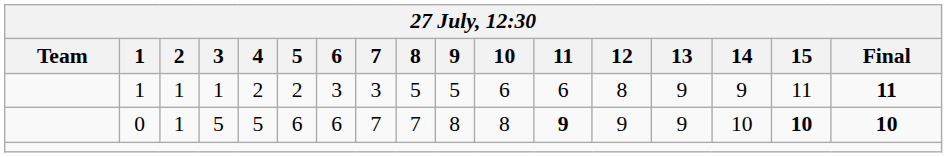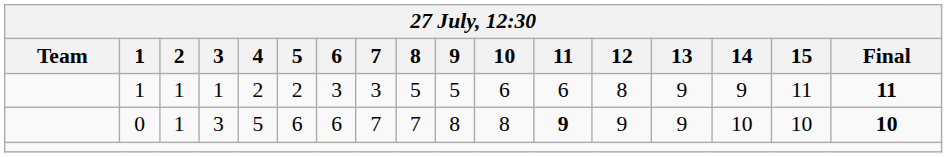(218, 124) 5 -> (218, 124) 3
(802, 124) bold -> (802, 124) normal
